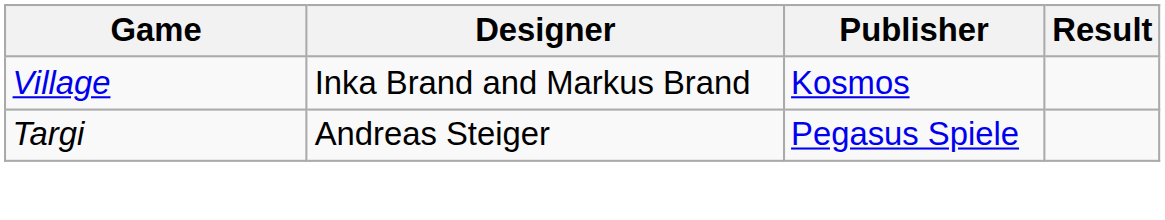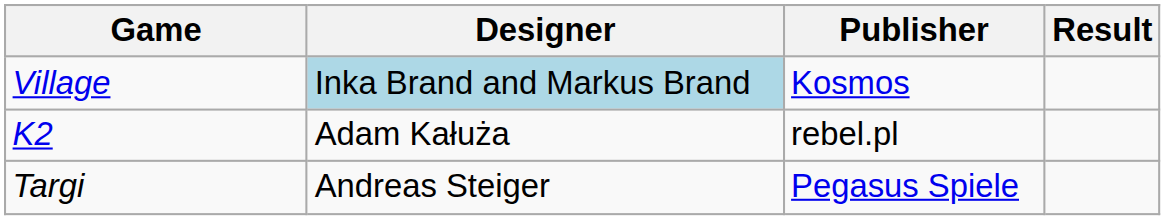(533, 82) no background -> (533, 82) lightblue background
+ row: (33, 134)
